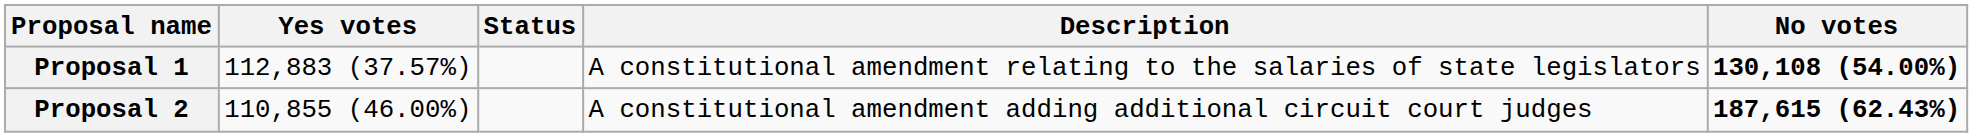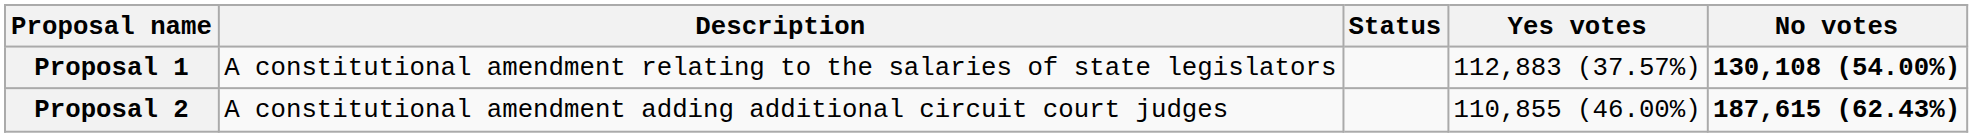columns swapped: (1145, 26) <-> (348, 26)
